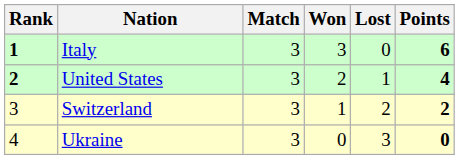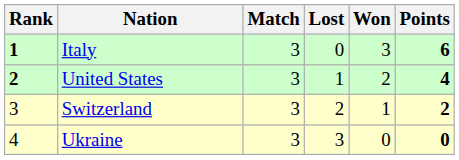columns swapped: (327, 19) <-> (373, 19)
